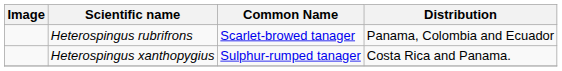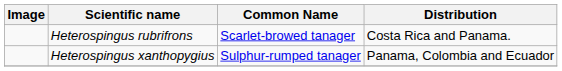(460, 35) Panama, Colombia and Ecuador -> (439, 35) Costa Rica and Panama.
(439, 55) Costa Rica and Panama. -> (460, 55) Panama, Colombia and Ecuador
